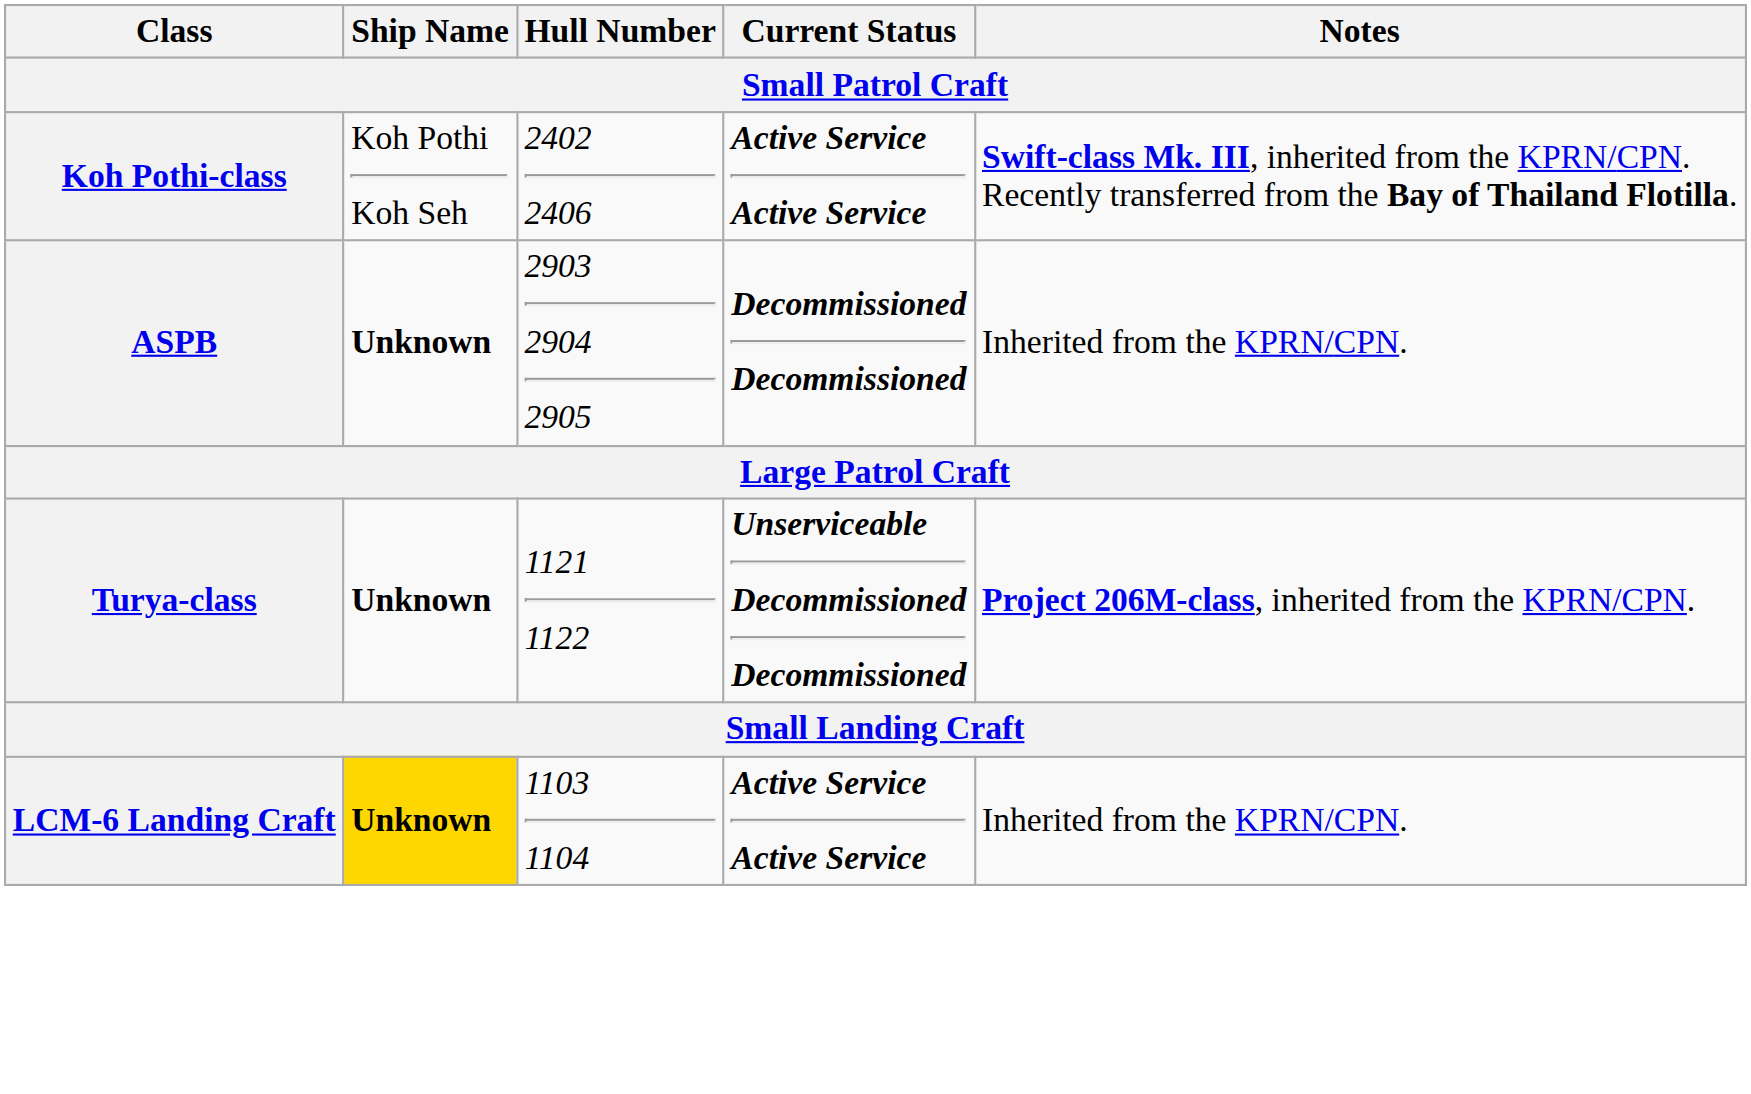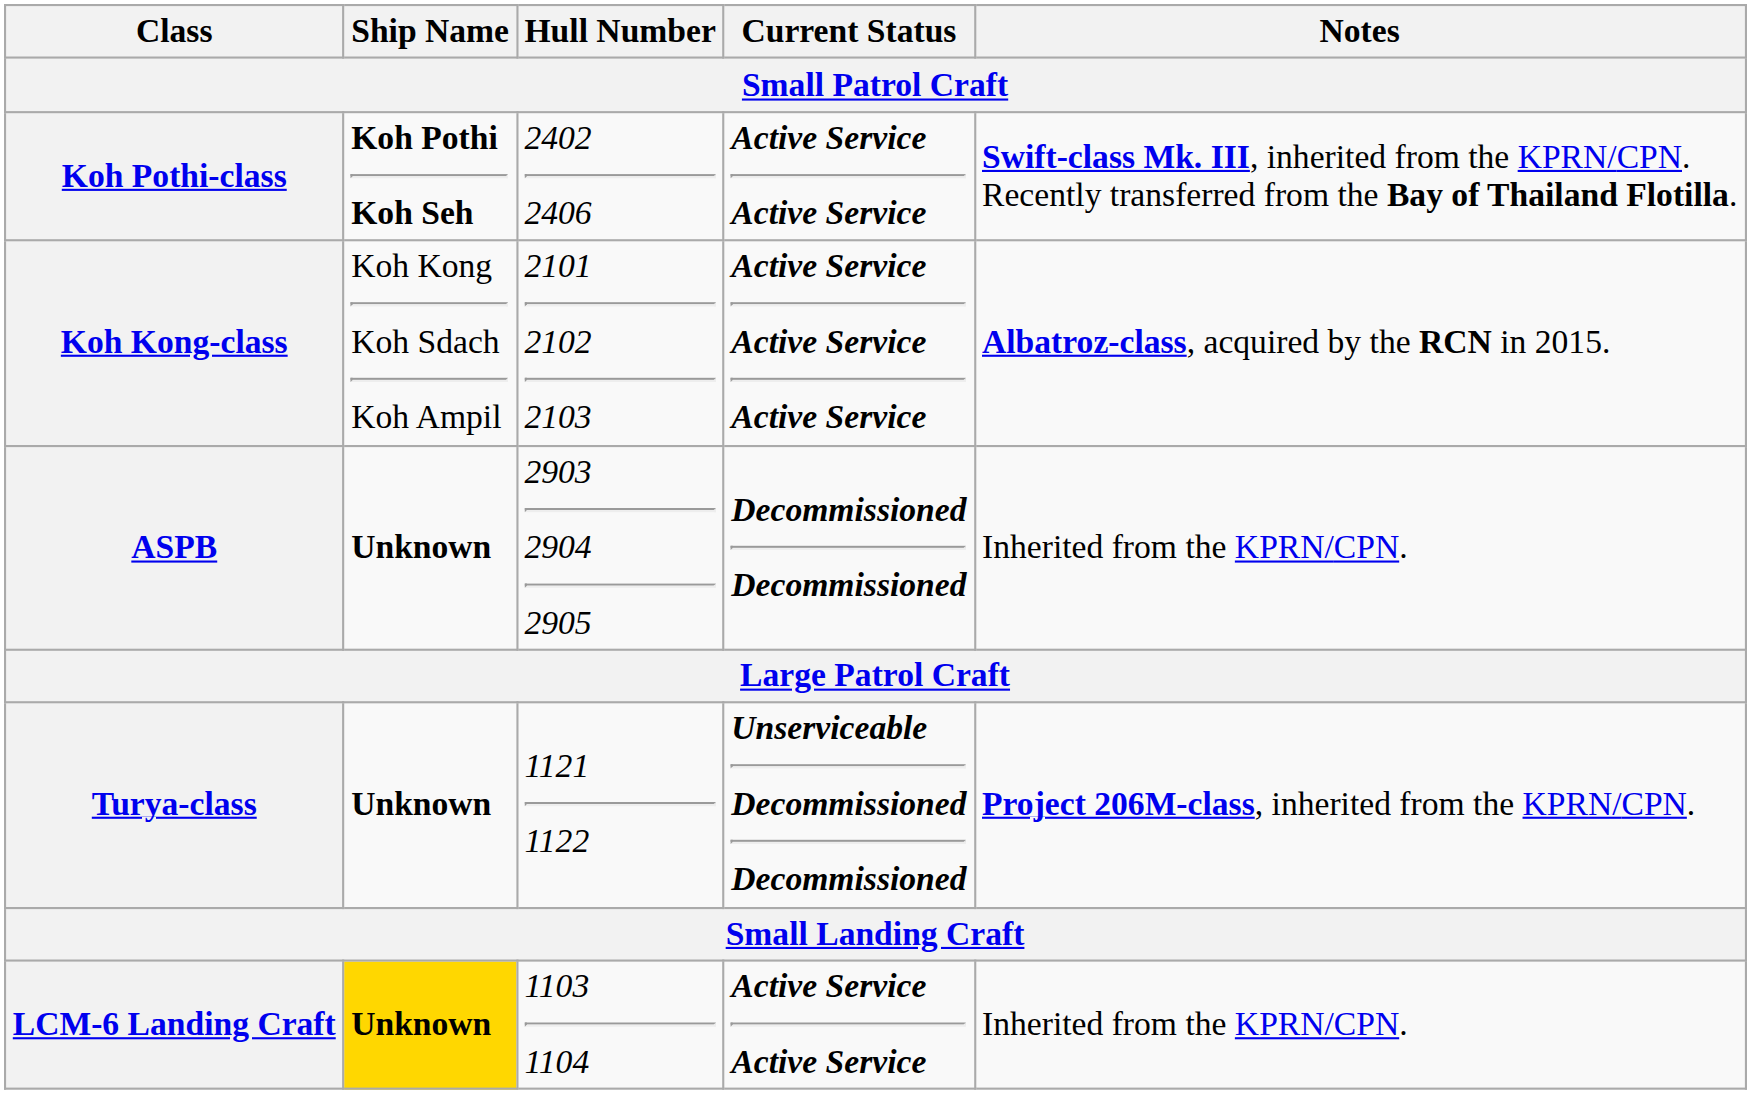(430, 175) normal -> (430, 175) bold
+ row: (174, 342)
